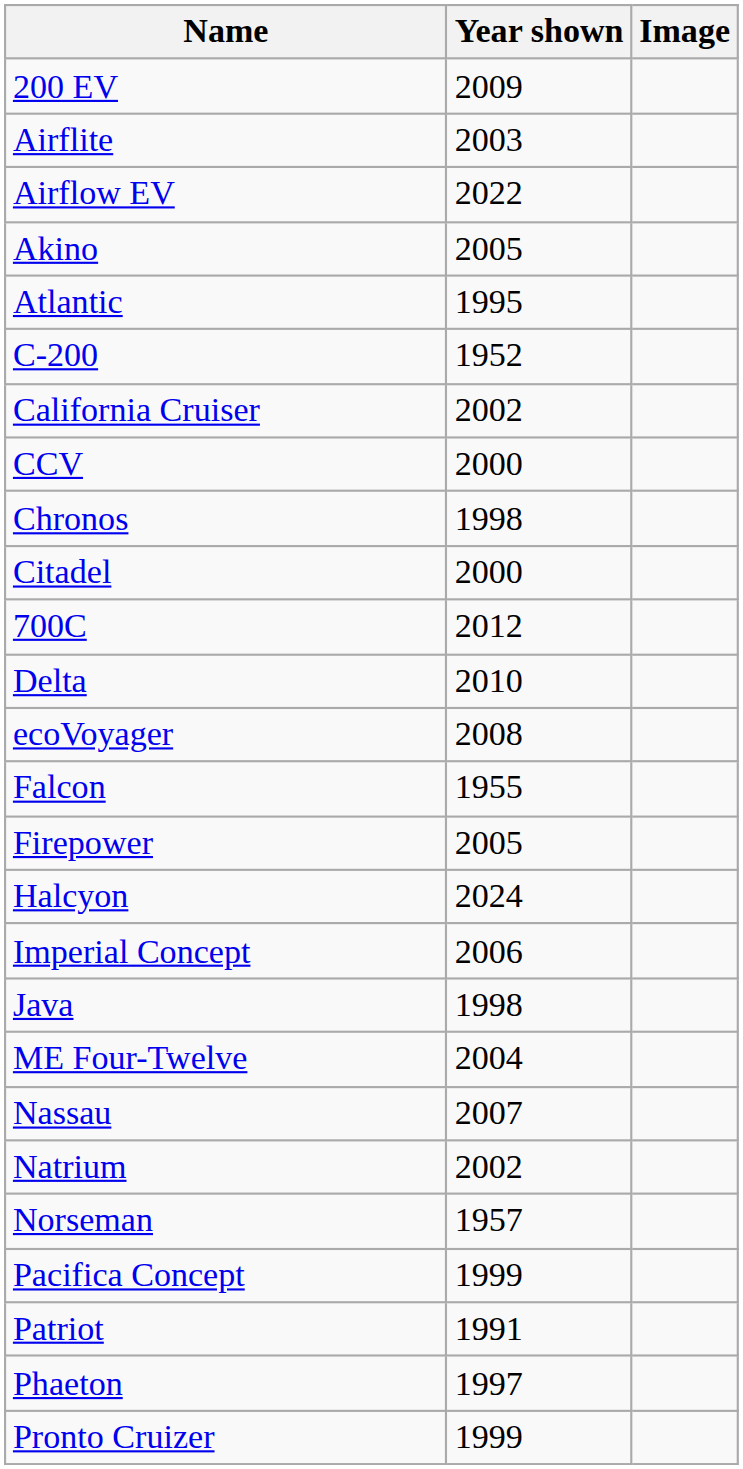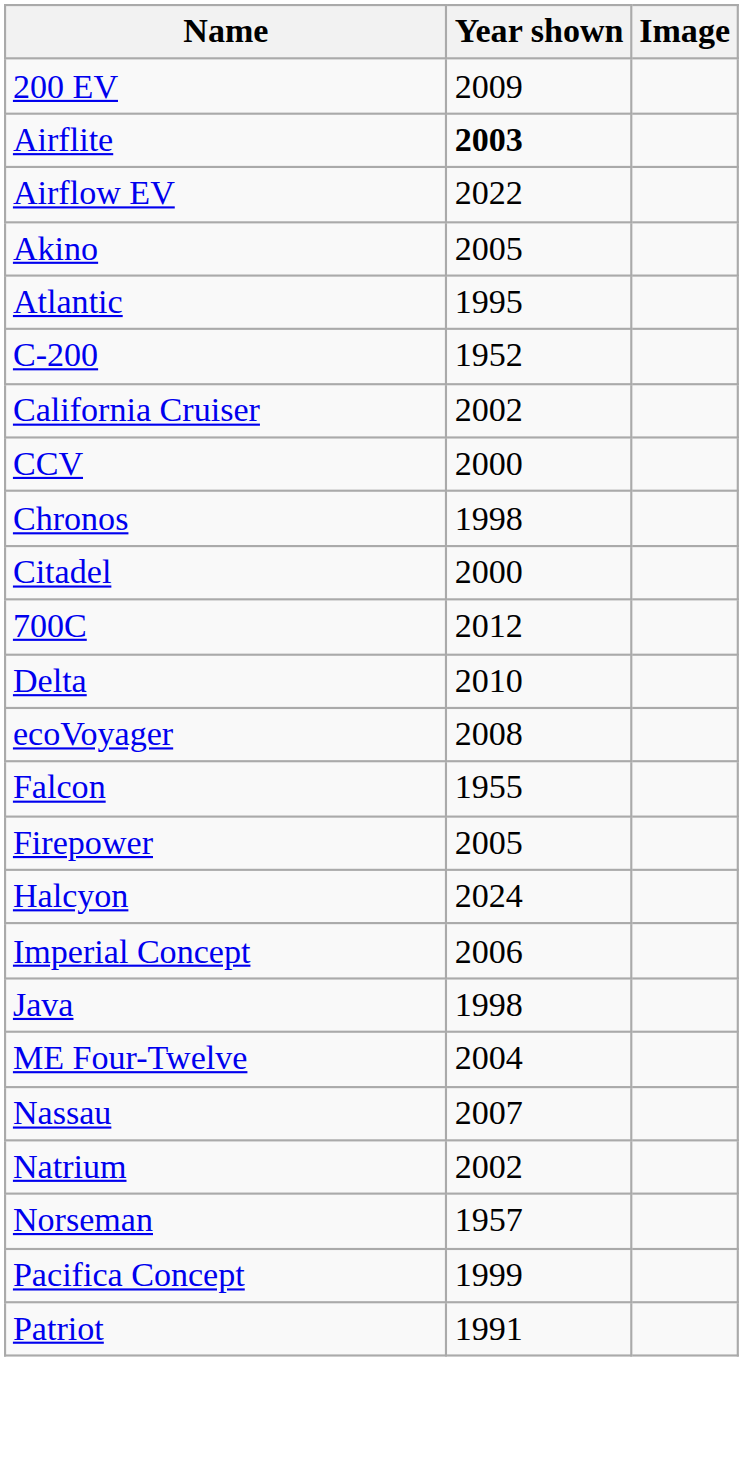(489, 139) normal -> (489, 139) bold
- row: (68, 1382)
- row: (114, 1436)
